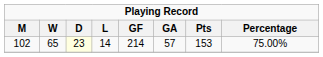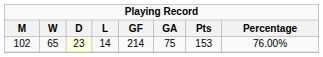(170, 44) 57 -> (170, 44) 75
(270, 44) 75.00% -> (270, 44) 76.00%
